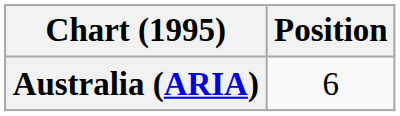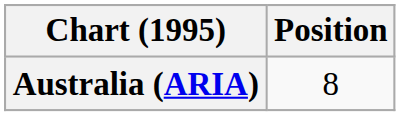(331, 82) 6 -> (331, 82) 8
